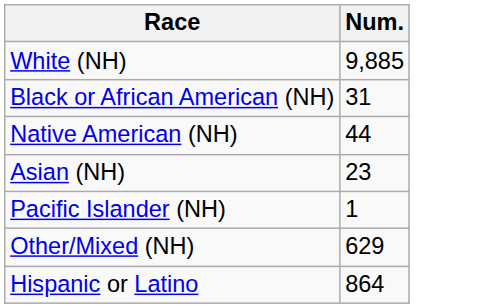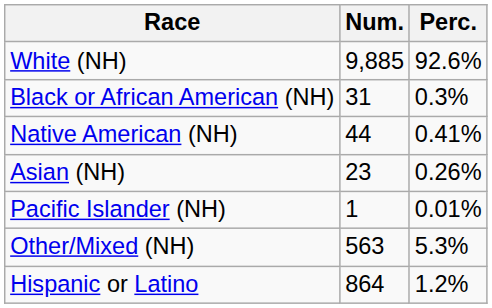+ column: (448, 23)
(365, 246) 629 -> (365, 246) 563
